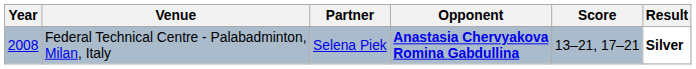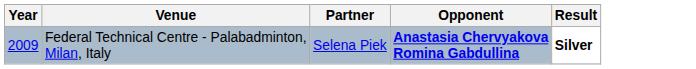- column: (597, 16)
(23, 45) 2008 -> (23, 45) 2009
